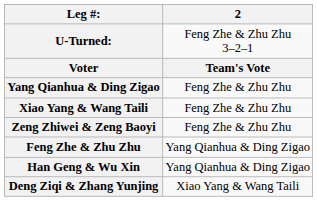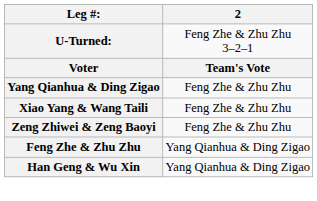- row: (84, 186)
